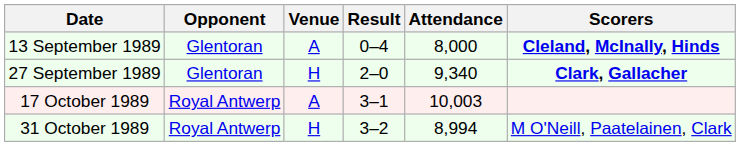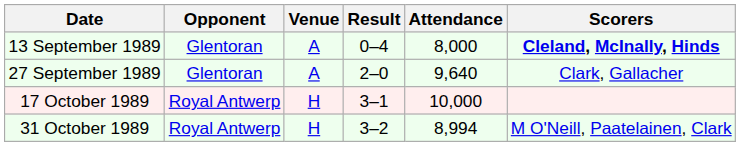(314, 73) H -> (314, 73) A
(456, 73) 9,340 -> (456, 73) 9,640
(621, 73) bold -> (621, 73) normal
(314, 101) A -> (314, 101) H
(456, 101) 10,003 -> (456, 101) 10,000
